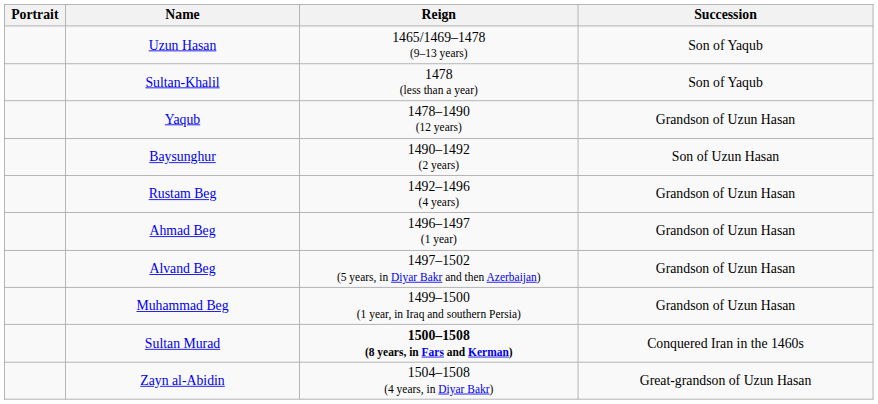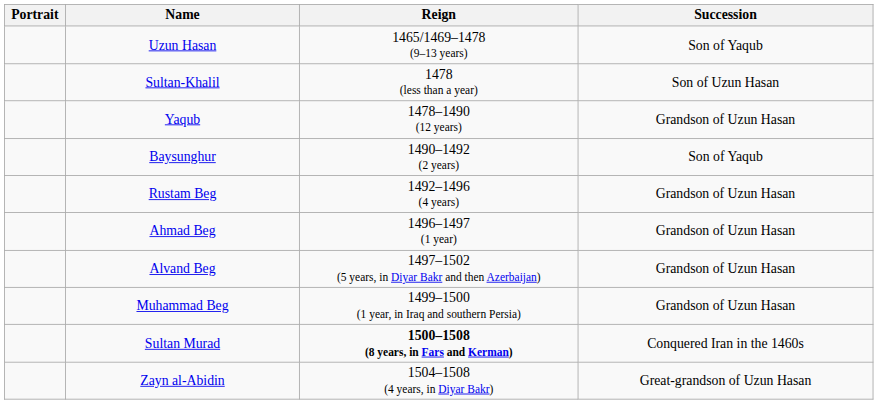(725, 82) Son of Yaqub -> (725, 82) Son of Uzun Hasan
(725, 156) Son of Uzun Hasan -> (725, 156) Son of Yaqub
